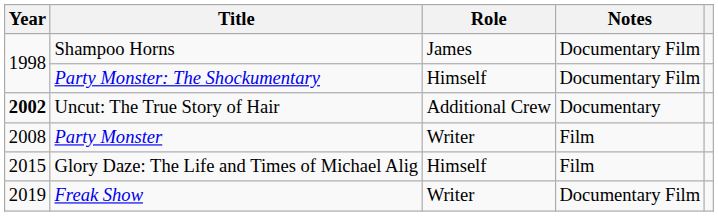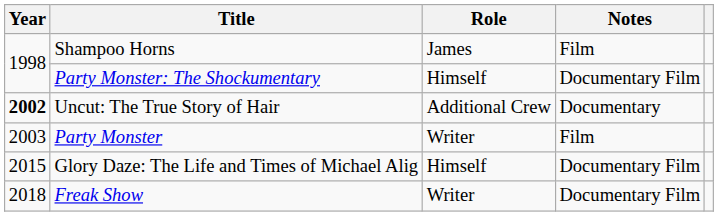(630, 48) Documentary Film -> (577, 48) Film
(27, 136) 2008 -> (27, 136) 2003
(577, 166) Film -> (630, 166) Documentary Film
(27, 195) 2019 -> (27, 195) 2018
